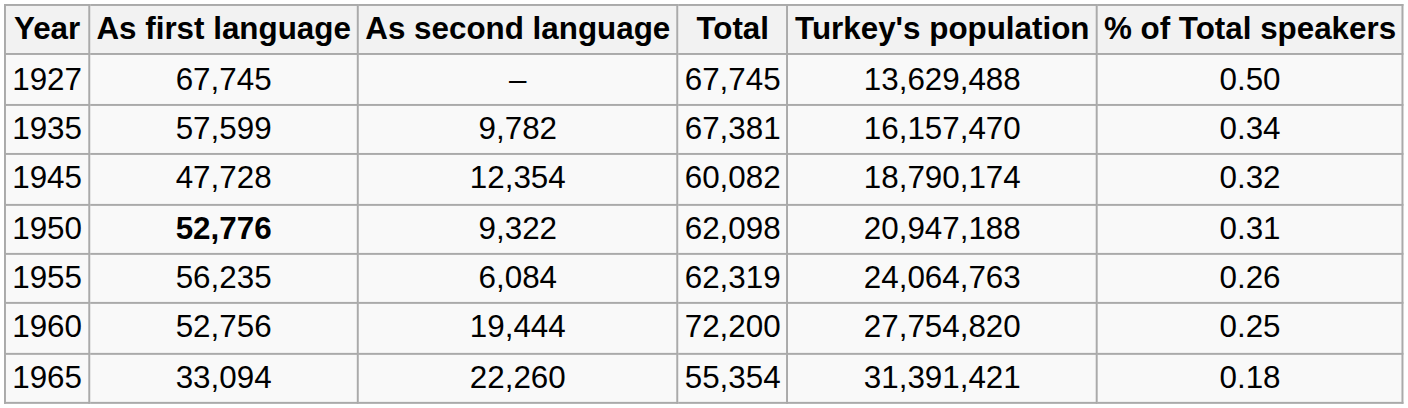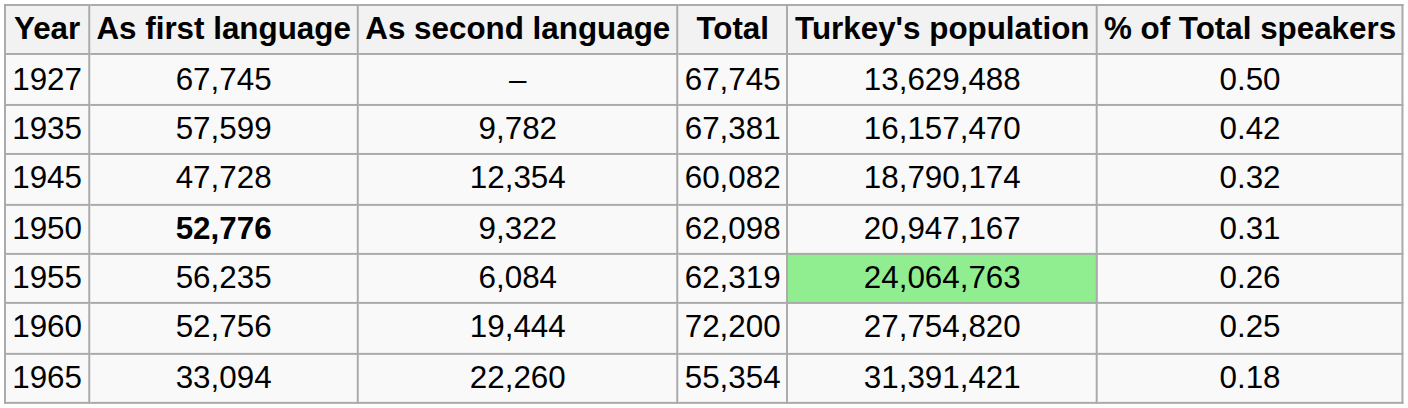(1250, 128) 0.34 -> (1250, 128) 0.42
(942, 228) 20,947,188 -> (942, 228) 20,947,167
(942, 278) no background -> (942, 278) lightgreen background
